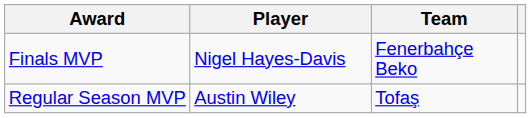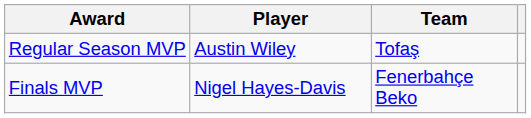rows swapped: (97, 98) <-> (56, 58)
